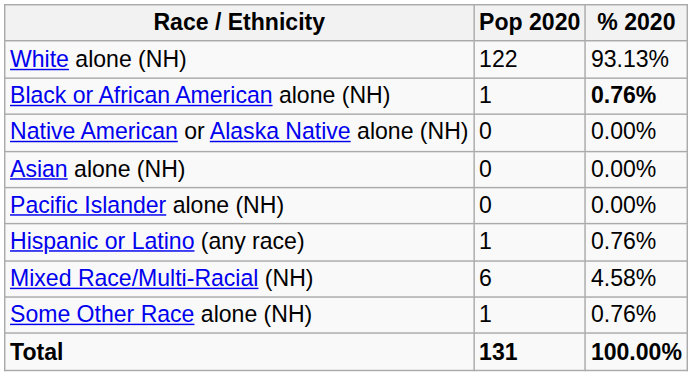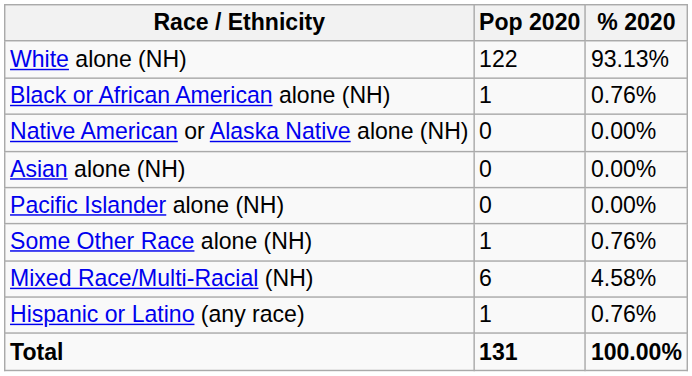(624, 95) bold -> (624, 95) normal
rows swapped: (161, 315) <-> (157, 242)
